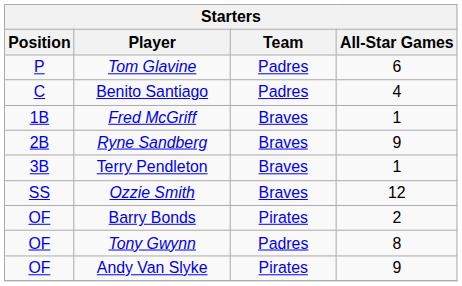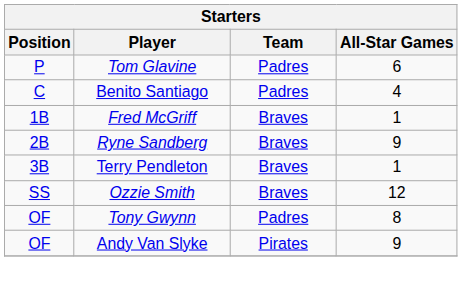- row: (152, 218)
